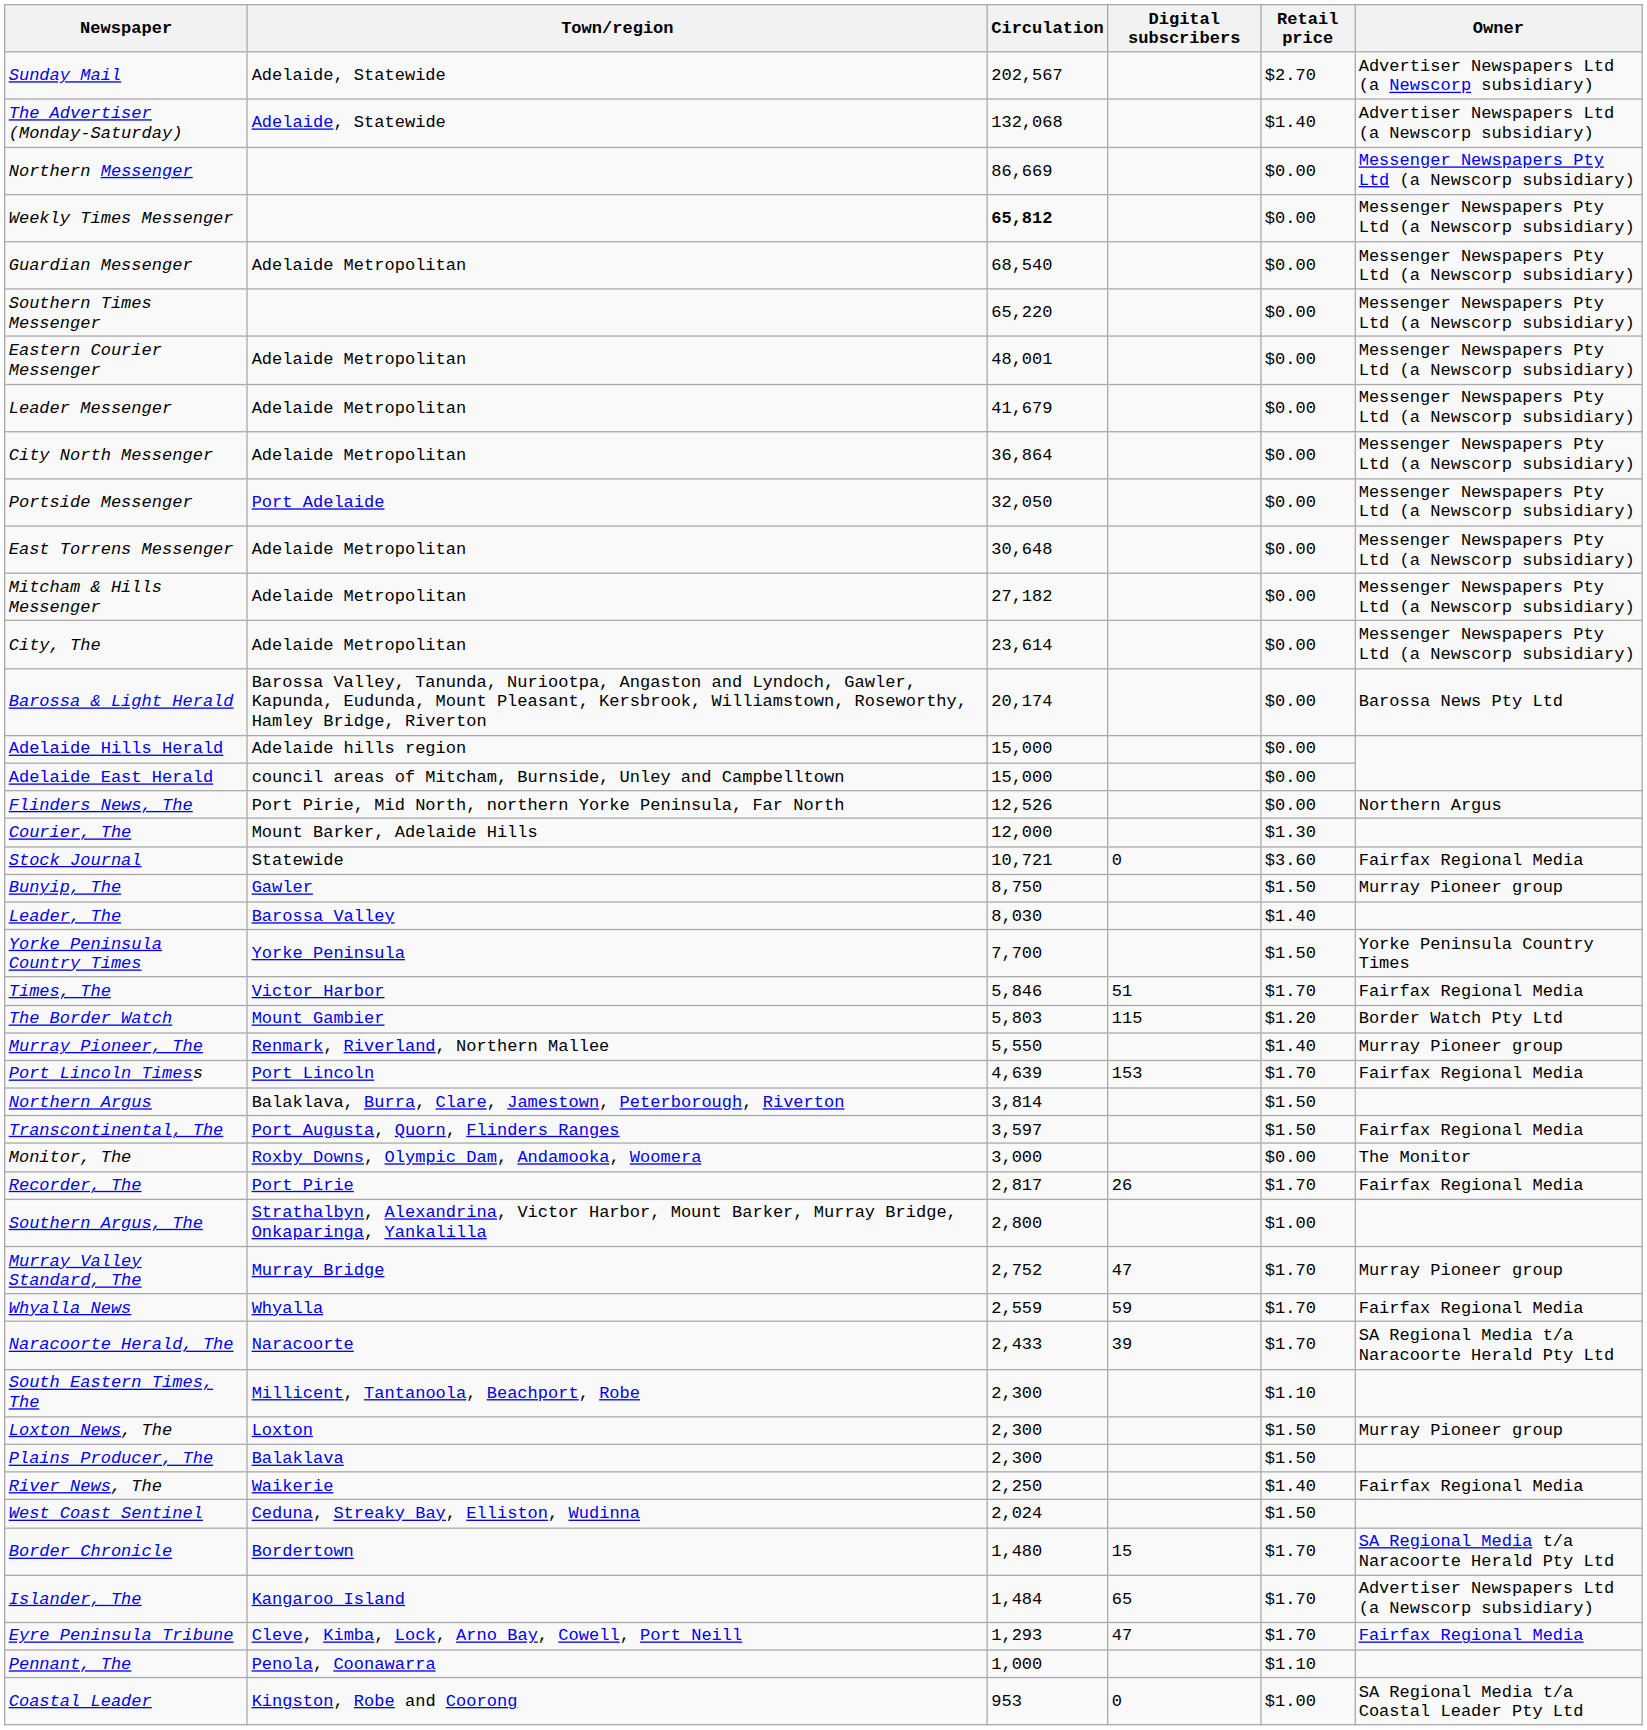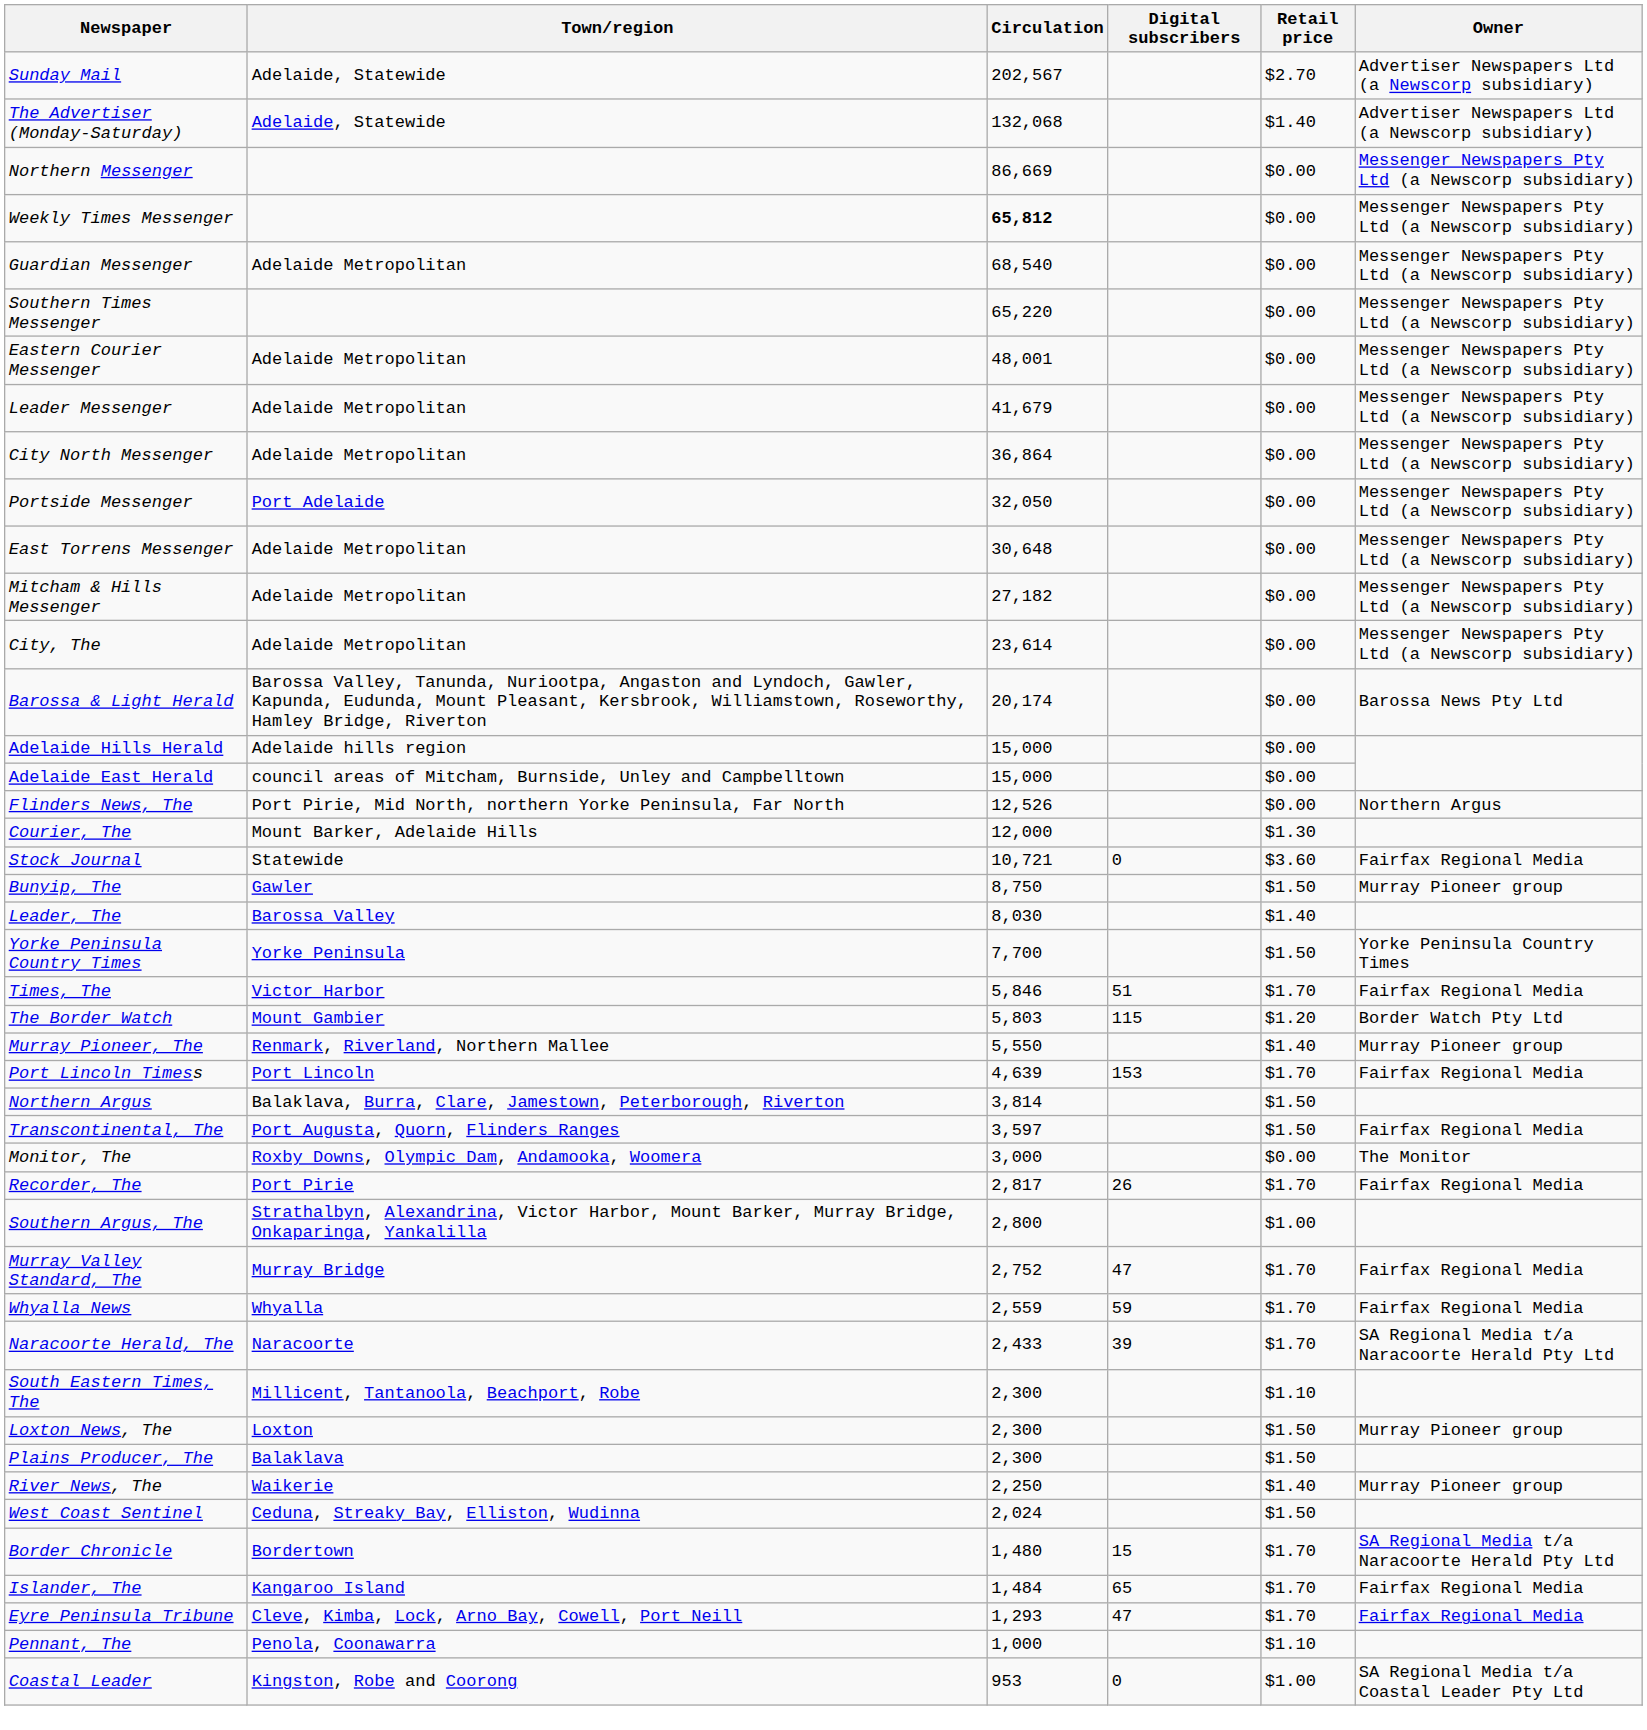(1461, 1270) Murray Pioneer group -> (1471, 1270) Fairfax Regional Media
(1471, 1486) Fairfax Regional Media -> (1461, 1486) Murray Pioneer group
(1486, 1599) Advertiser Newspapers Ltd (a Newscorp subsidiary) -> (1471, 1589) Fairfax Regional Media
